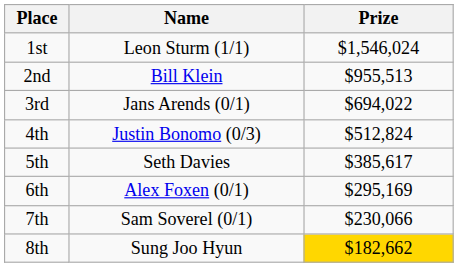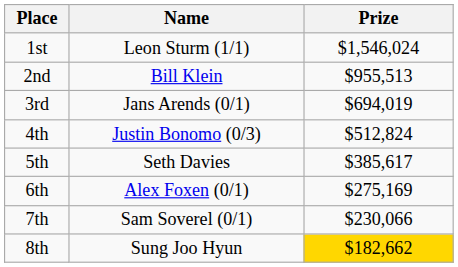(379, 104) $694,022 -> (379, 104) $694,019
(379, 190) $295,169 -> (379, 190) $275,169
